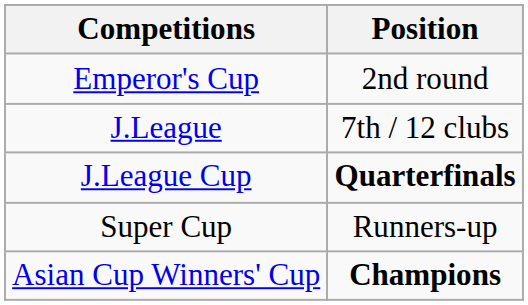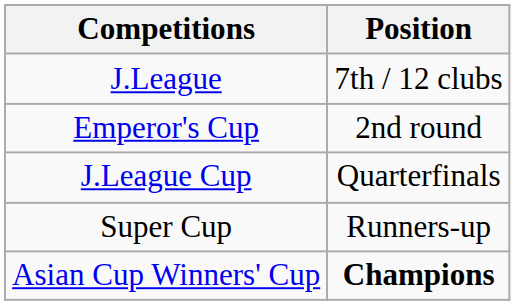rows swapped: (166, 127) <-> (166, 78)
(425, 176) bold -> (419, 176) normal
